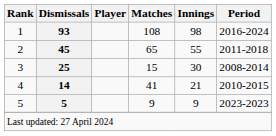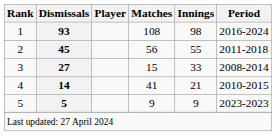(152, 49) 65 -> (152, 49) 56
(64, 67) 25 -> (64, 67) 27
(196, 67) 30 -> (196, 67) 33
